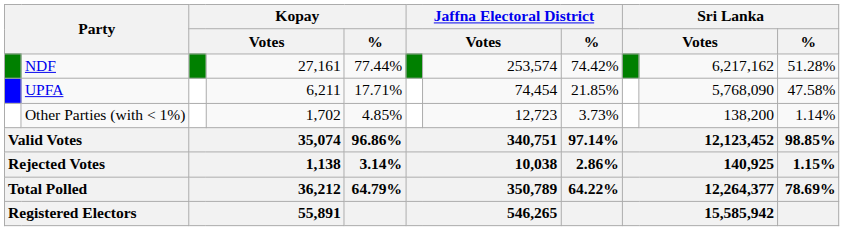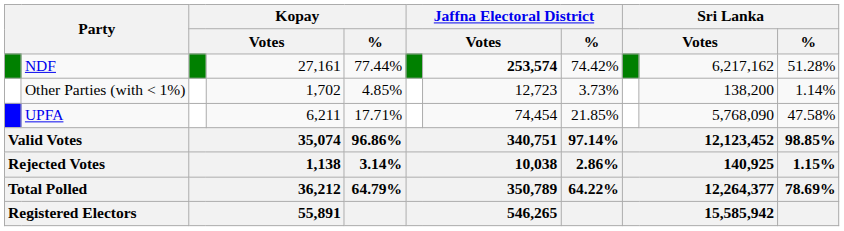(532, 66) normal -> (532, 66) bold
rows swapped: (44, 90) <-> (105, 115)
